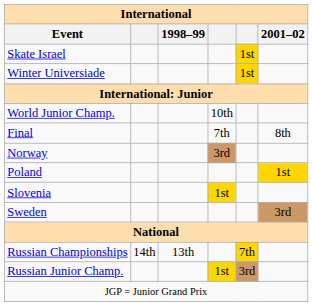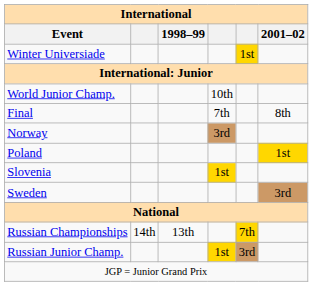- row: (37, 53)
